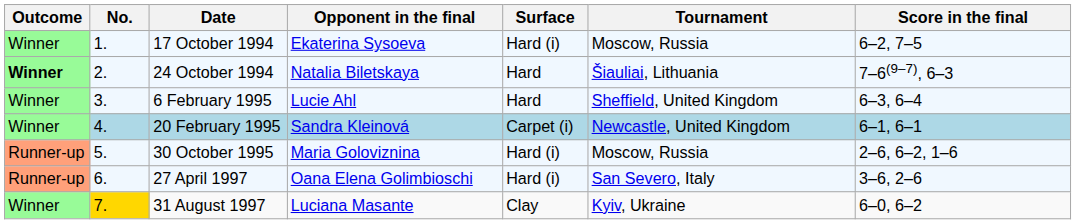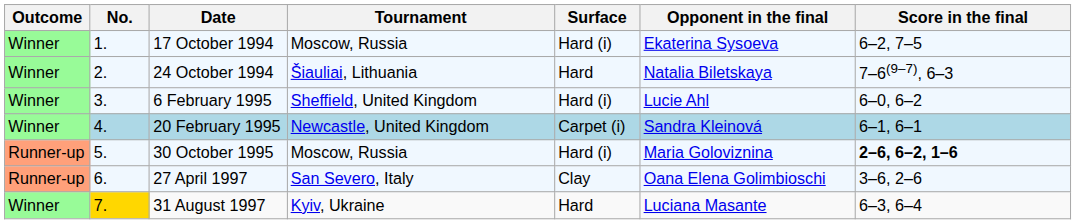columns swapped: (722, 17) <-> (395, 17)
(36, 71) bold -> (34, 71) normal
(524, 100) Hard -> (585, 100) Hard (i)
(891, 100) 6–3, 6–4 -> (891, 100) 6–0, 6–2
(908, 152) normal -> (908, 152) bold
(533, 178) Hard (i) -> (574, 178) Clay
(522, 204) Clay -> (576, 204) Hard
(891, 204) 6–0, 6–2 -> (891, 204) 6–3, 6–4
